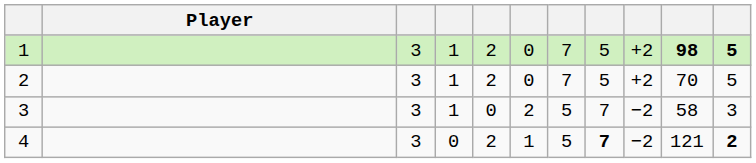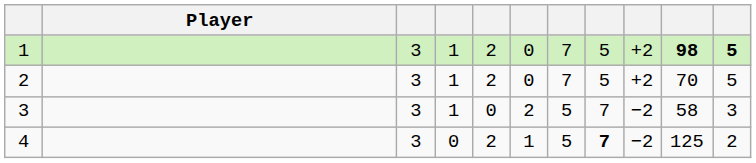(687, 142) 121 -> (687, 142) 125
(732, 142) bold -> (732, 142) normal
